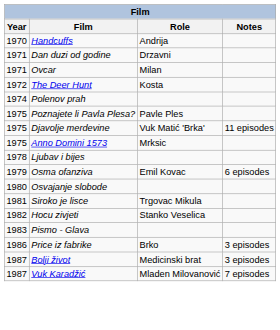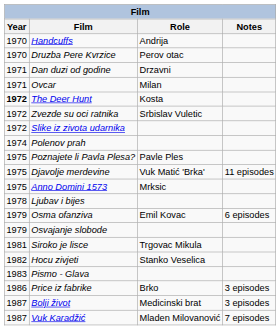+ row: (74, 56)
(17, 85) normal -> (17, 99) bold
+ row: (75, 114)
+ row: (78, 128)
(17, 187) 1980 -> (17, 230) 1979
